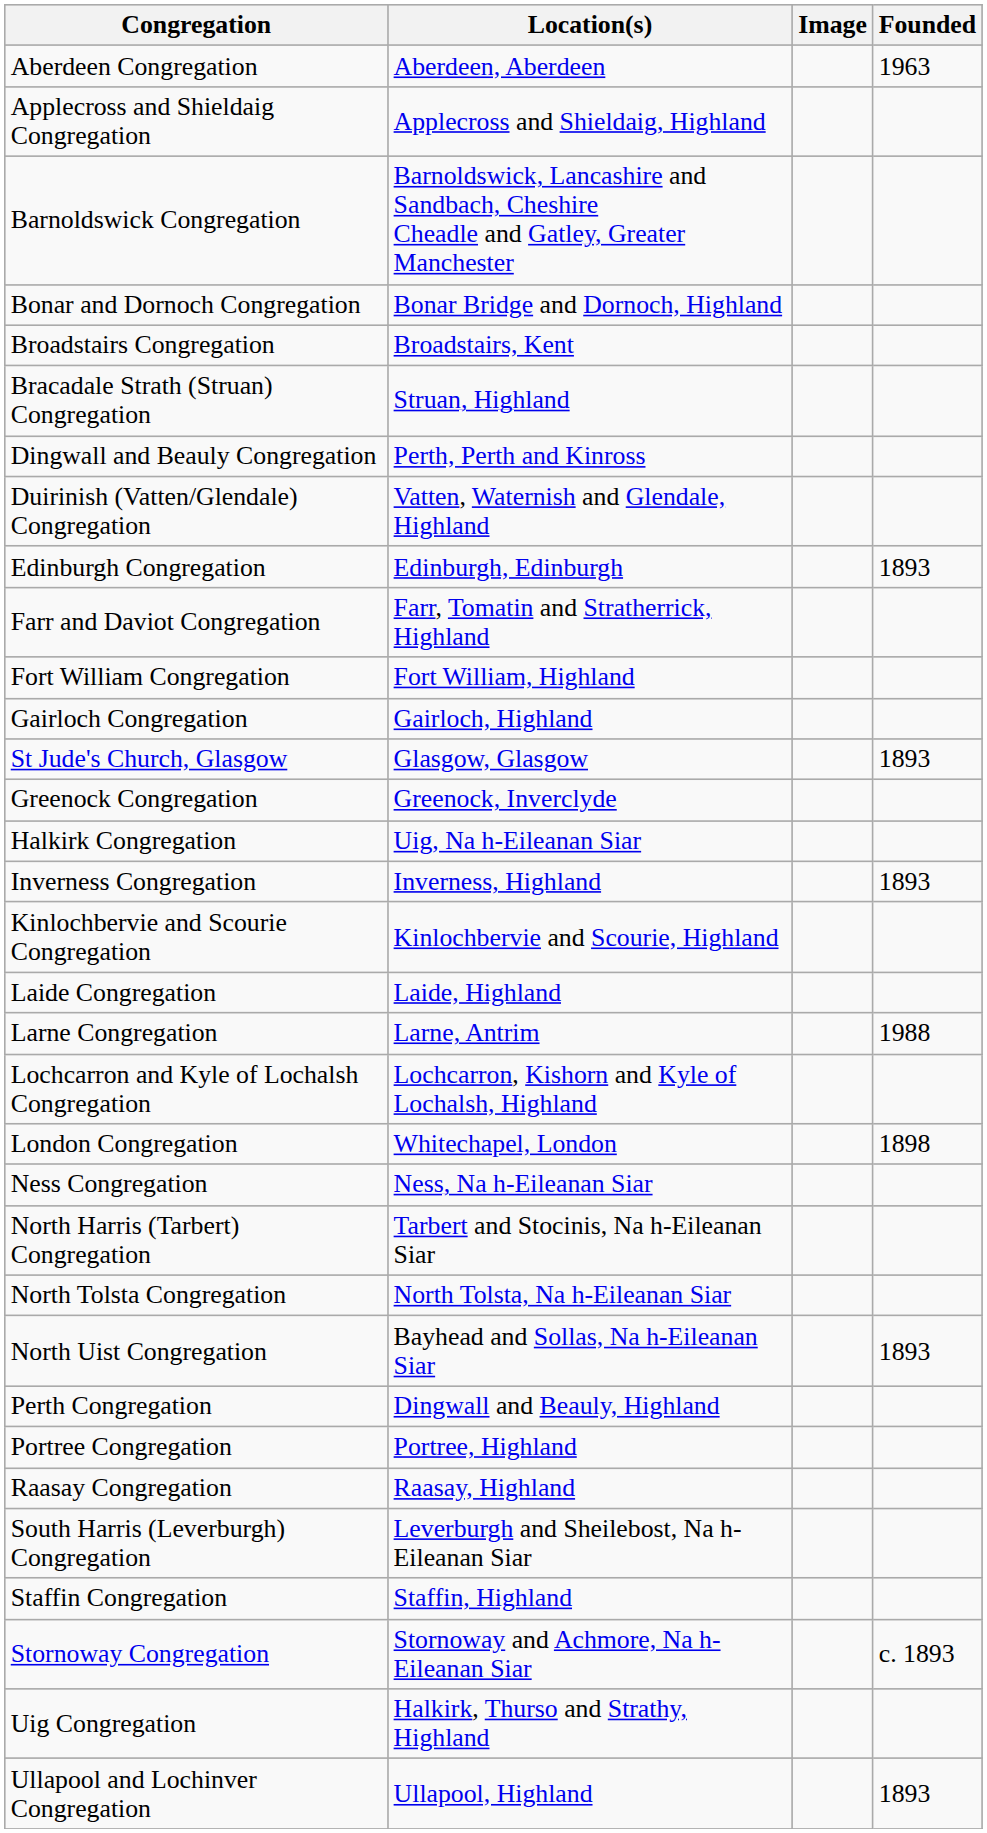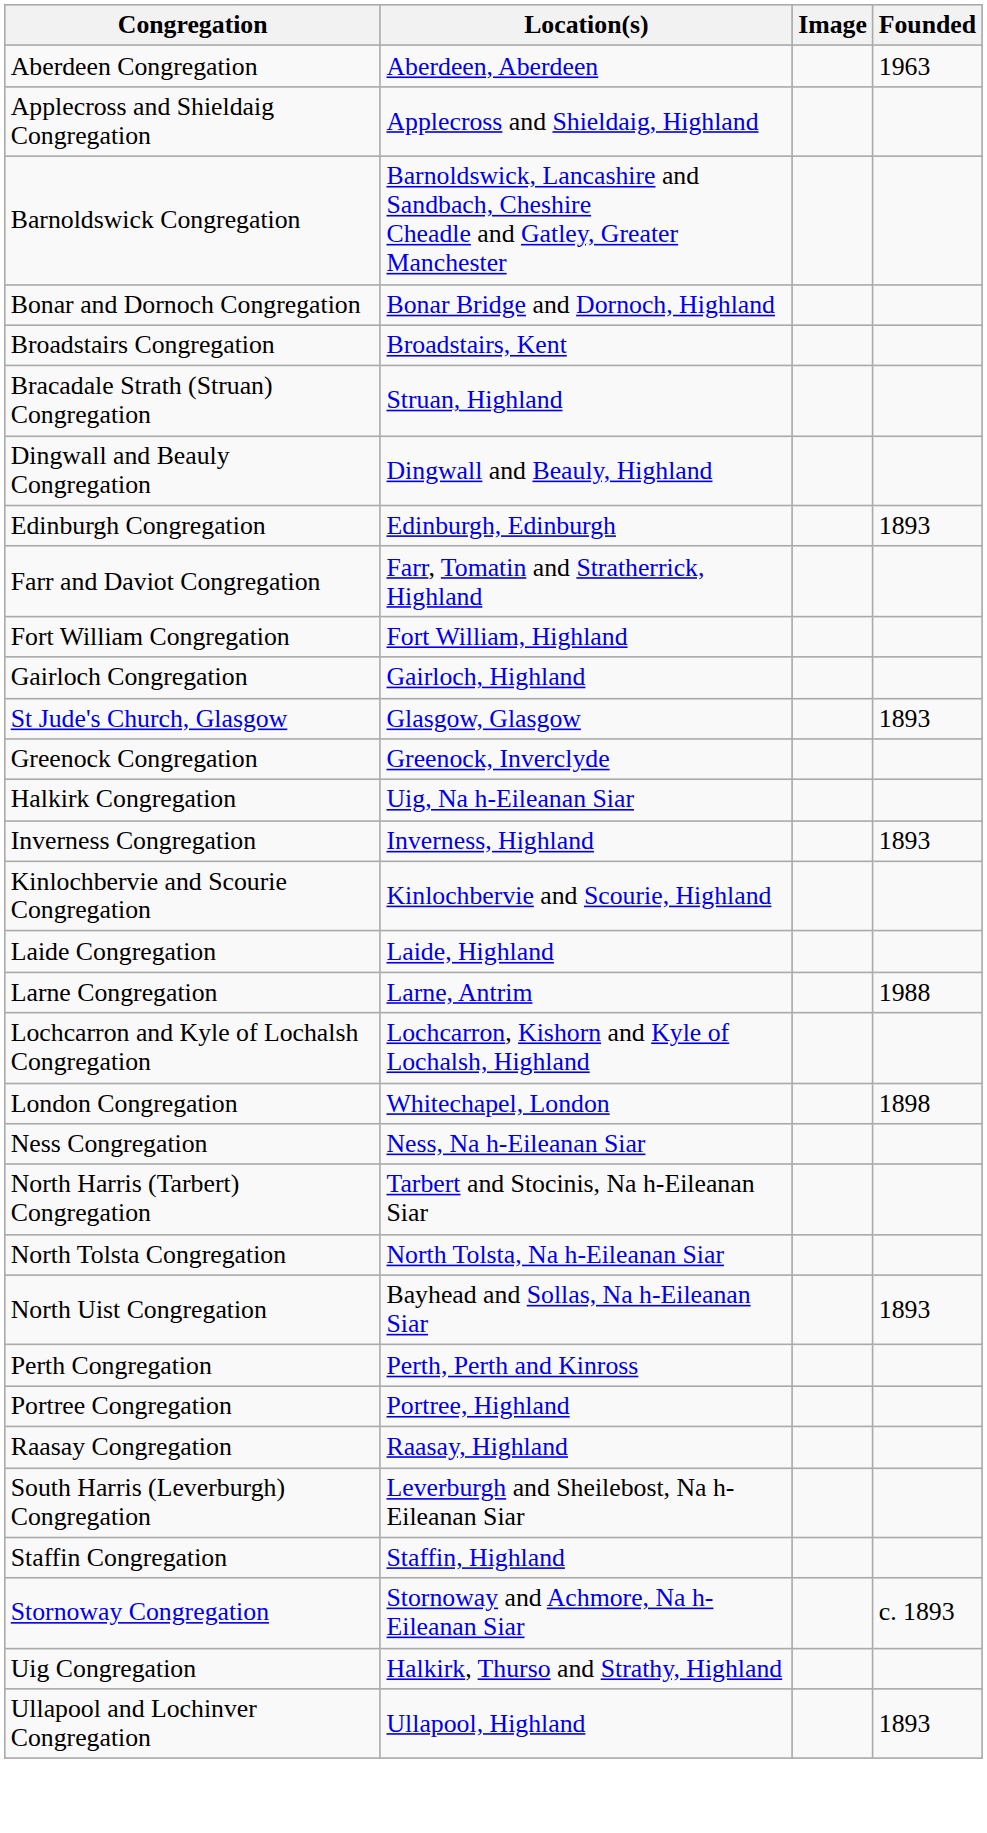(520, 455) Perth, Perth and Kinross -> (550, 470) Dingwall and Beauly, Highland
- row: (154, 511)
(557, 1405) Dingwall and Beauly, Highland -> (512, 1365) Perth, Perth and Kinross
